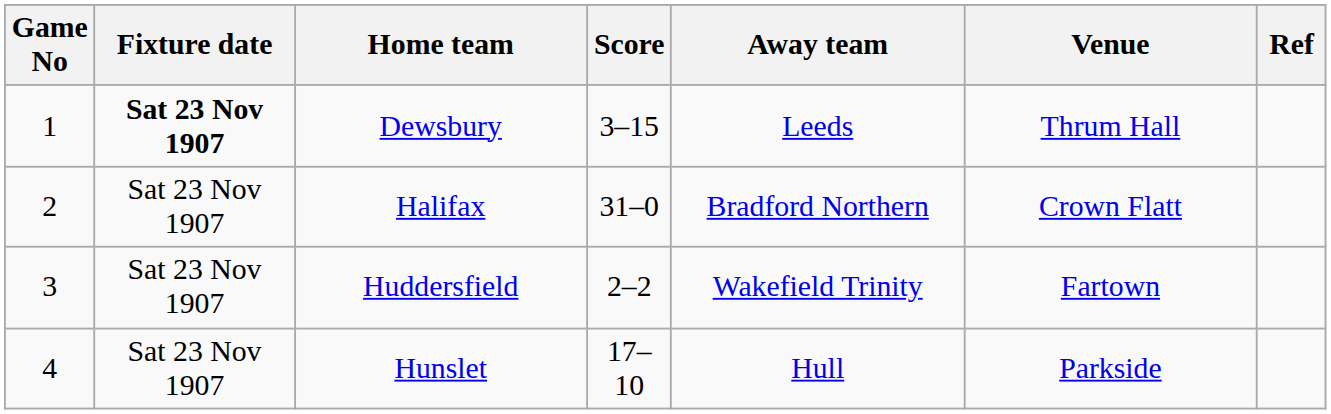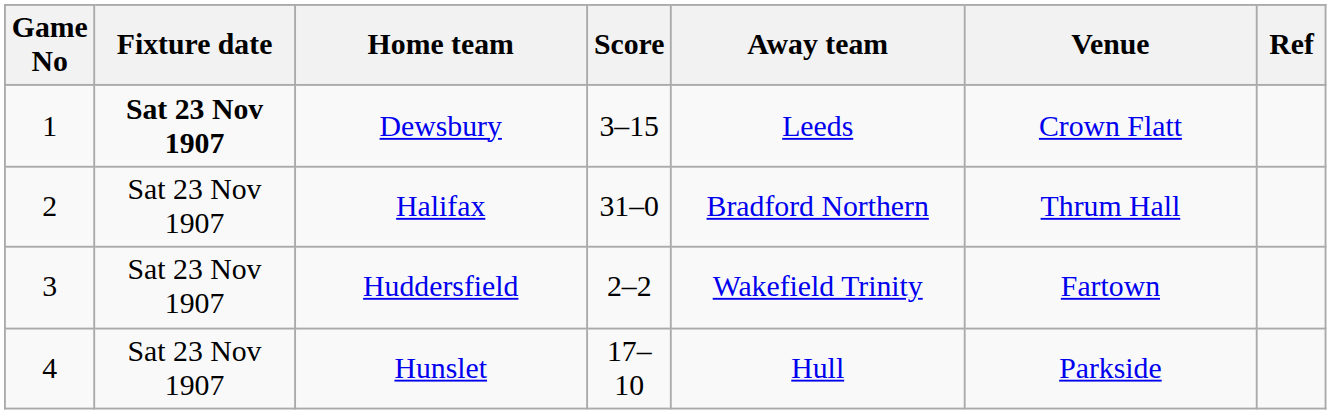(1110, 125) Thrum Hall -> (1110, 125) Crown Flatt
(1110, 206) Crown Flatt -> (1110, 206) Thrum Hall
